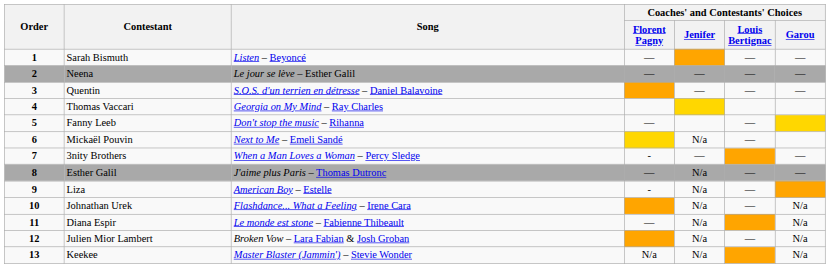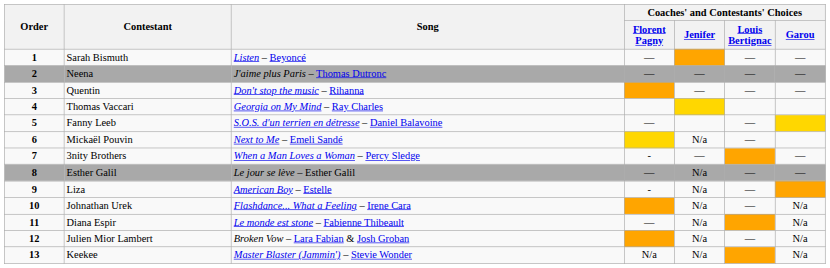(294, 73) Le jour se lève – Esther Galil -> (310, 73) J'aime plus Paris – Thomas Dutronc
(338, 90) S.O.S. d'un terrien en détresse – Daniel Balavoine -> (299, 90) Don't stop the music – Rihanna
(299, 123) Don't stop the music – Rihanna -> (338, 123) S.O.S. d'un terrien en détresse – Daniel Balavoine
(310, 172) J'aime plus Paris – Thomas Dutronc -> (294, 172) Le jour se lève – Esther Galil
